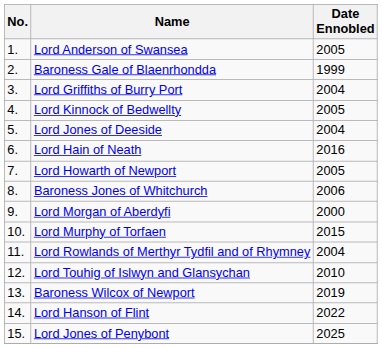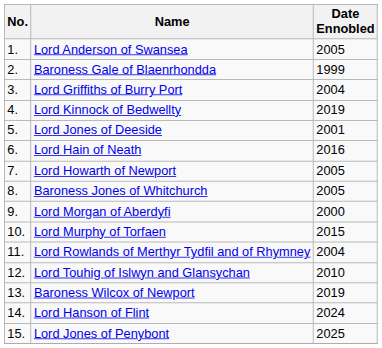(331, 110) 2005 -> (331, 110) 2019
(331, 130) 2004 -> (331, 130) 2001
(331, 191) 2006 -> (331, 191) 2005
(331, 313) 2022 -> (331, 313) 2024
